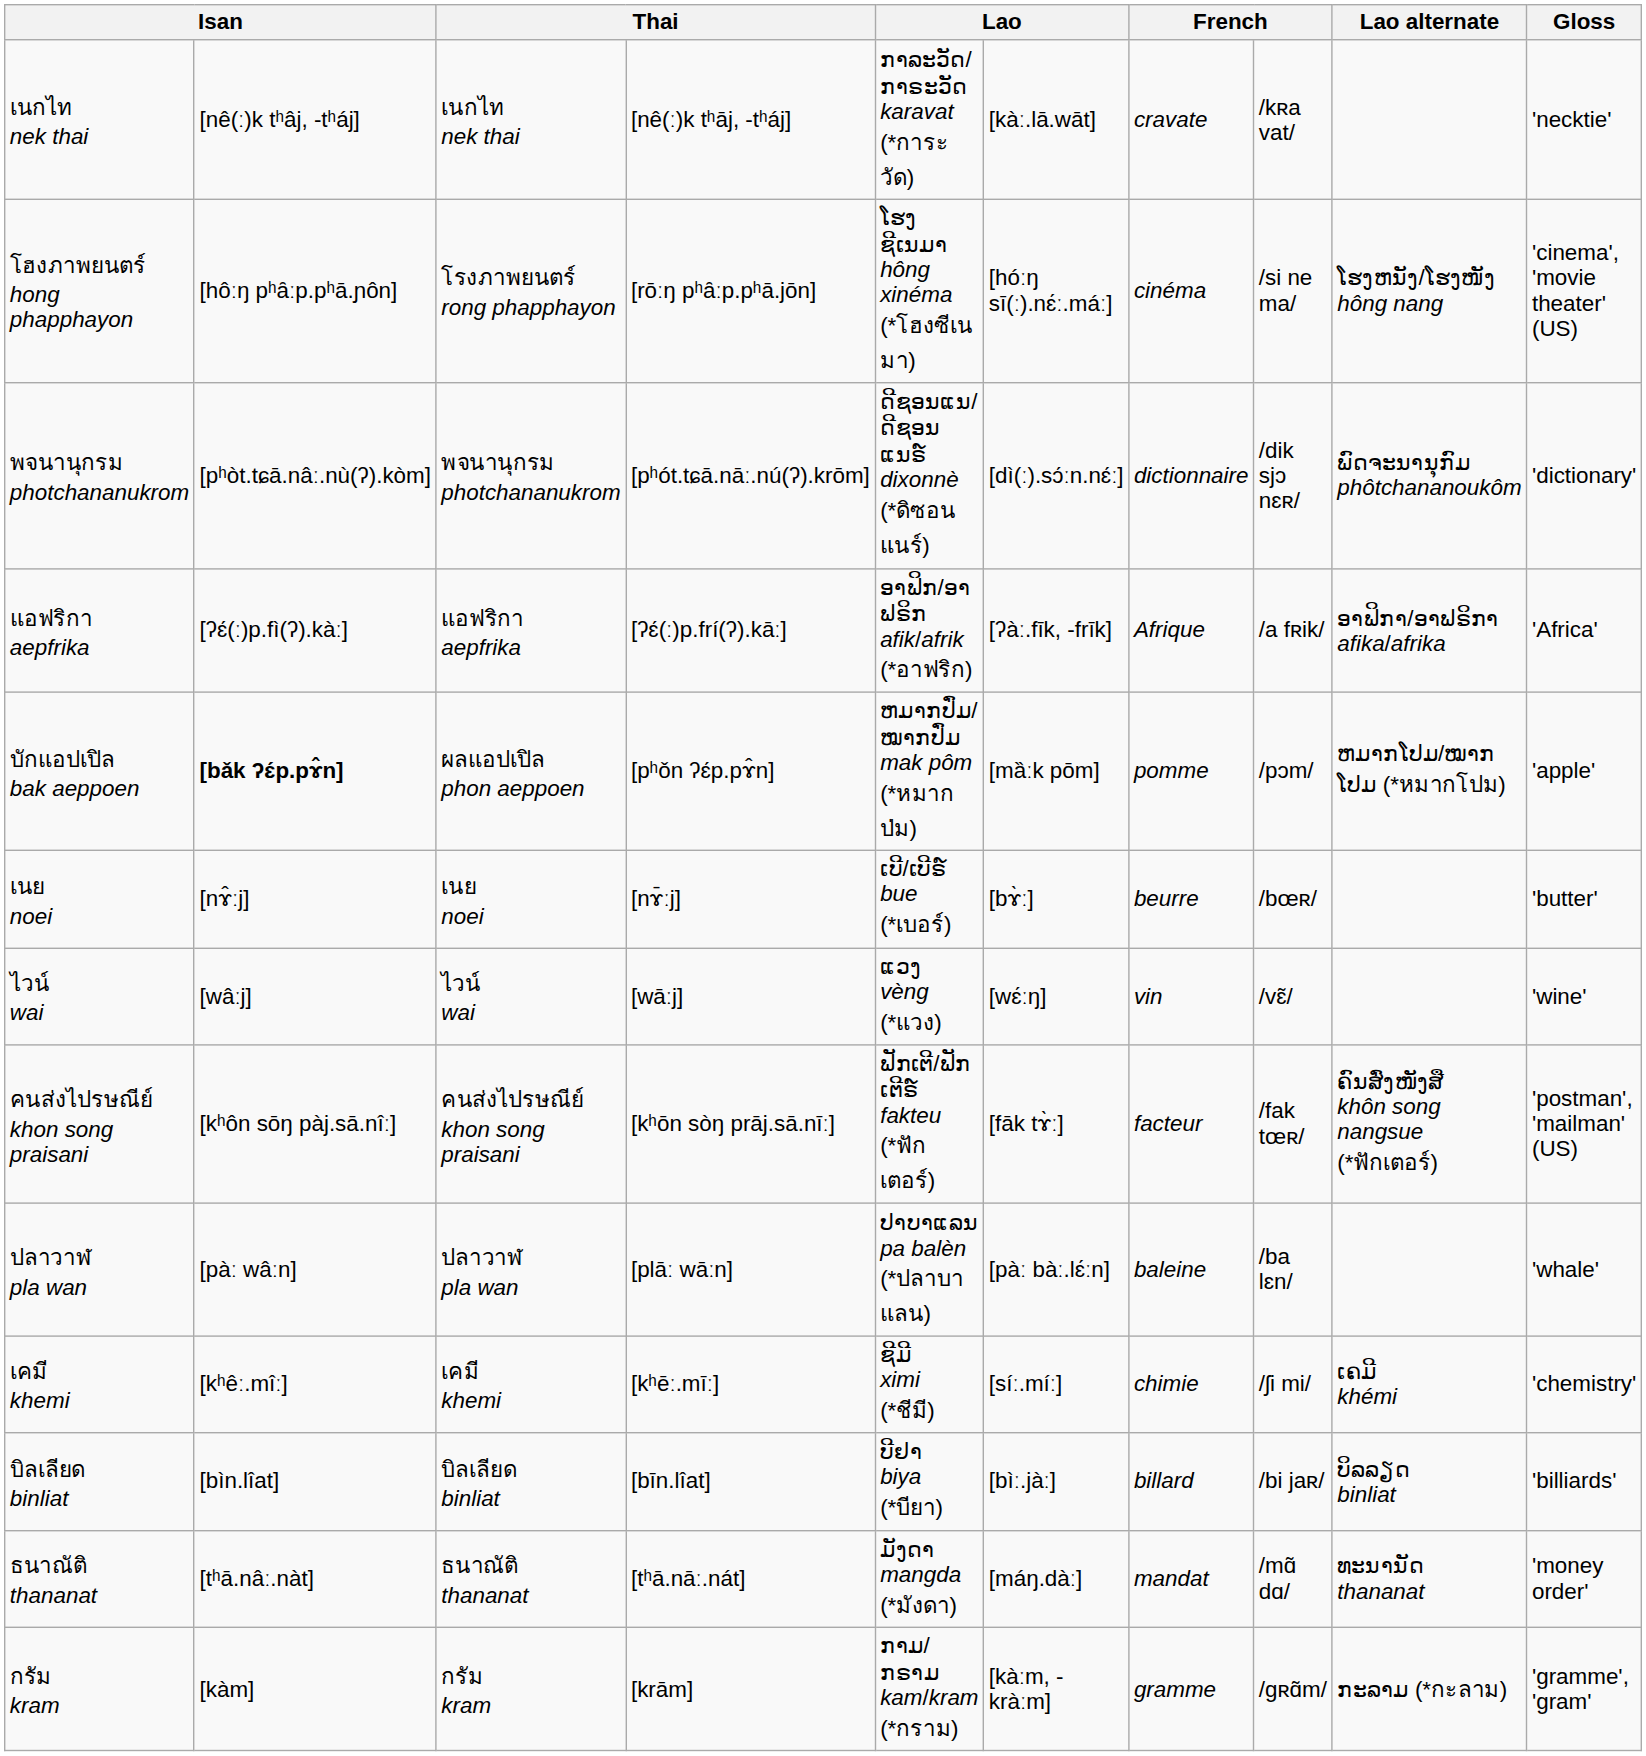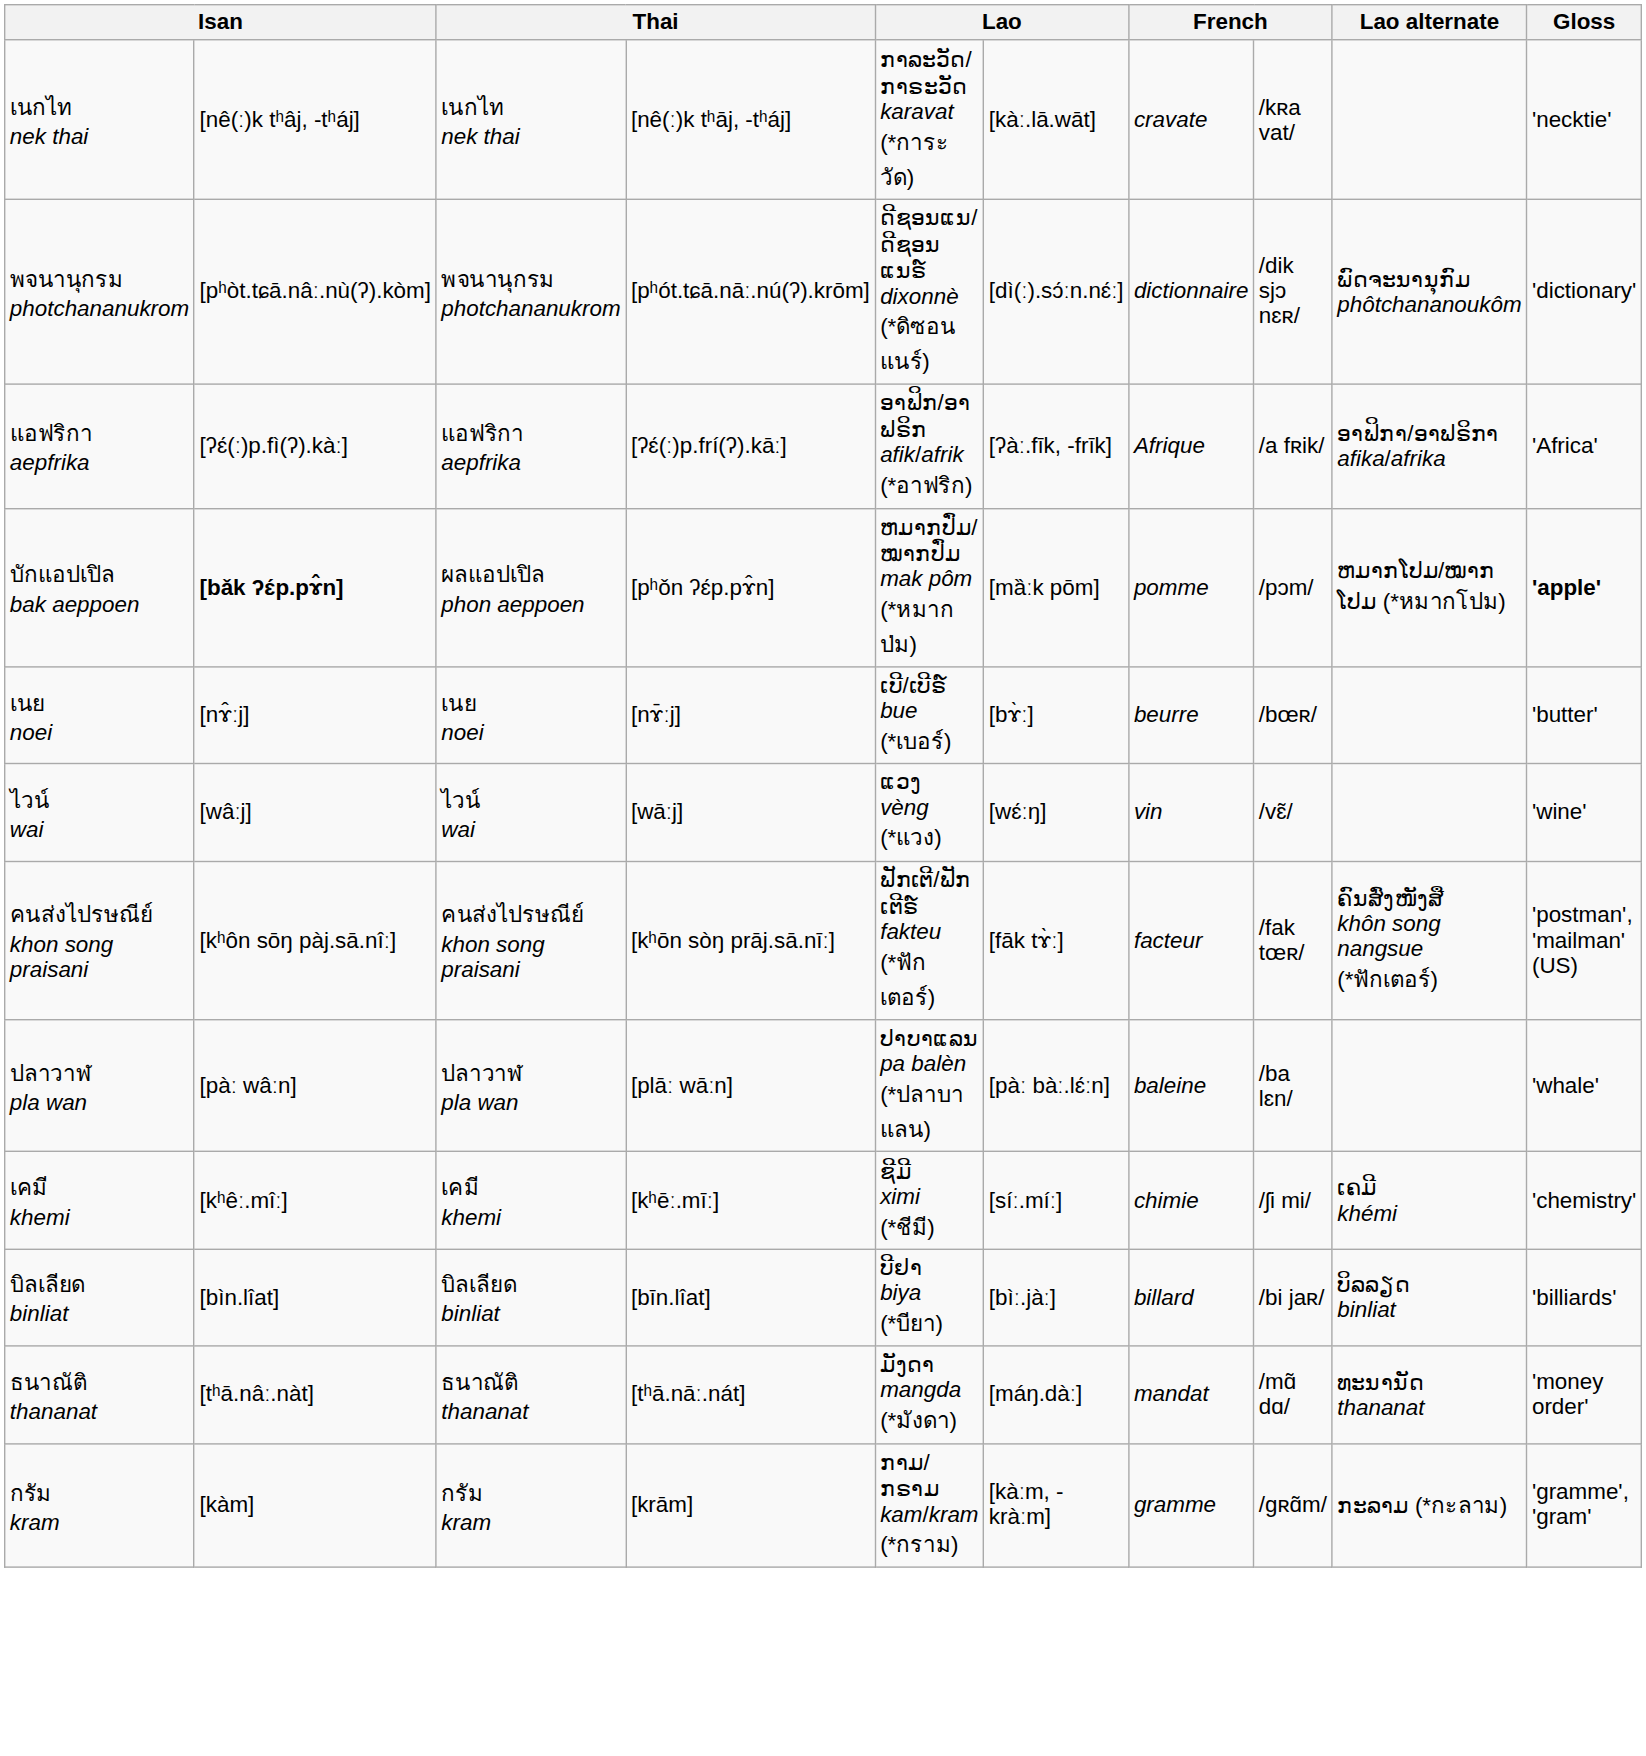- row: (78, 293)
(1564, 771) normal -> (1567, 587) bold
